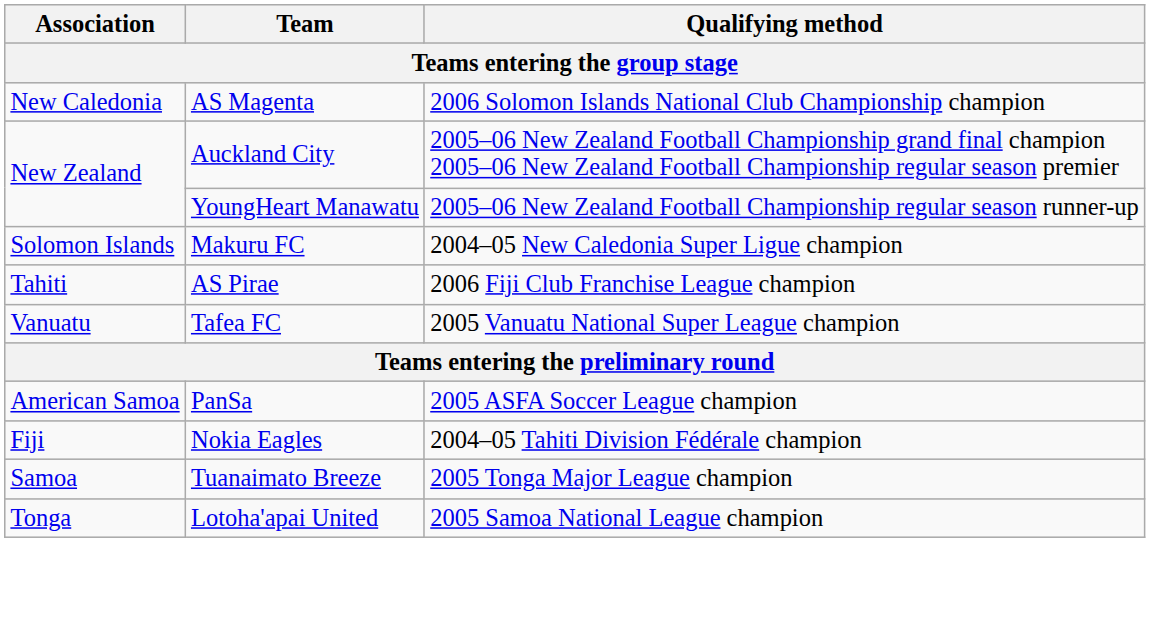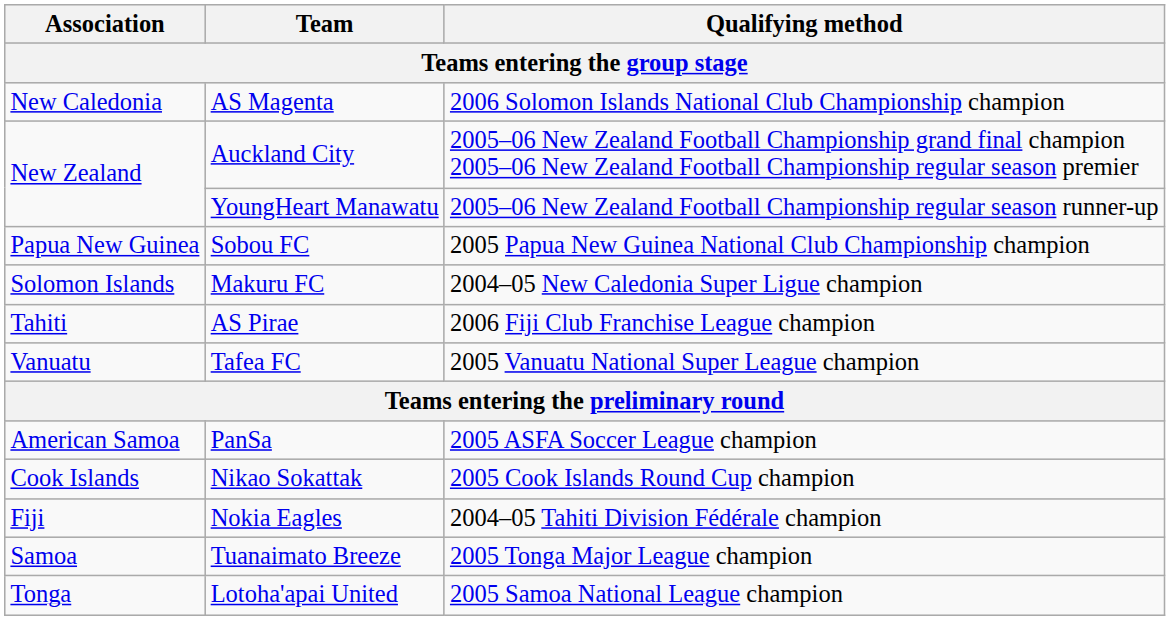+ row: (260, 245)
+ row: (286, 478)
